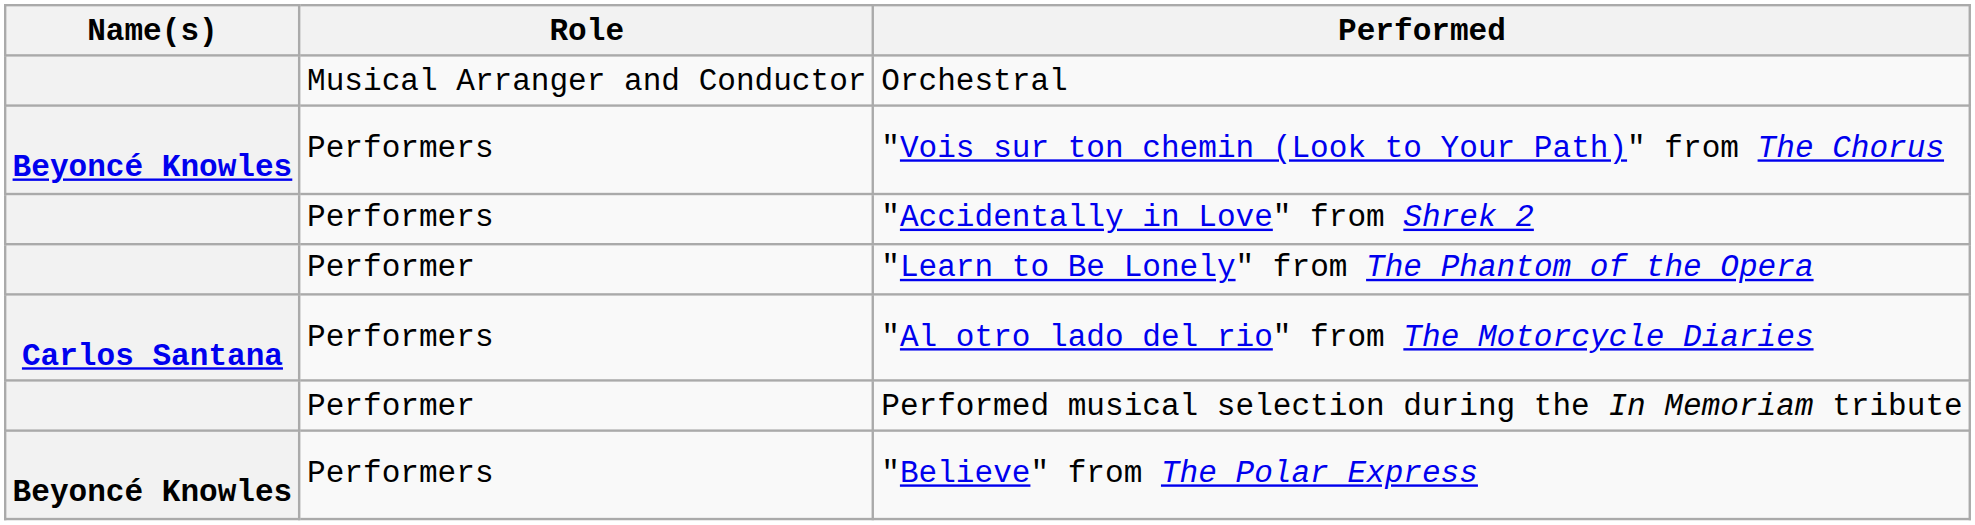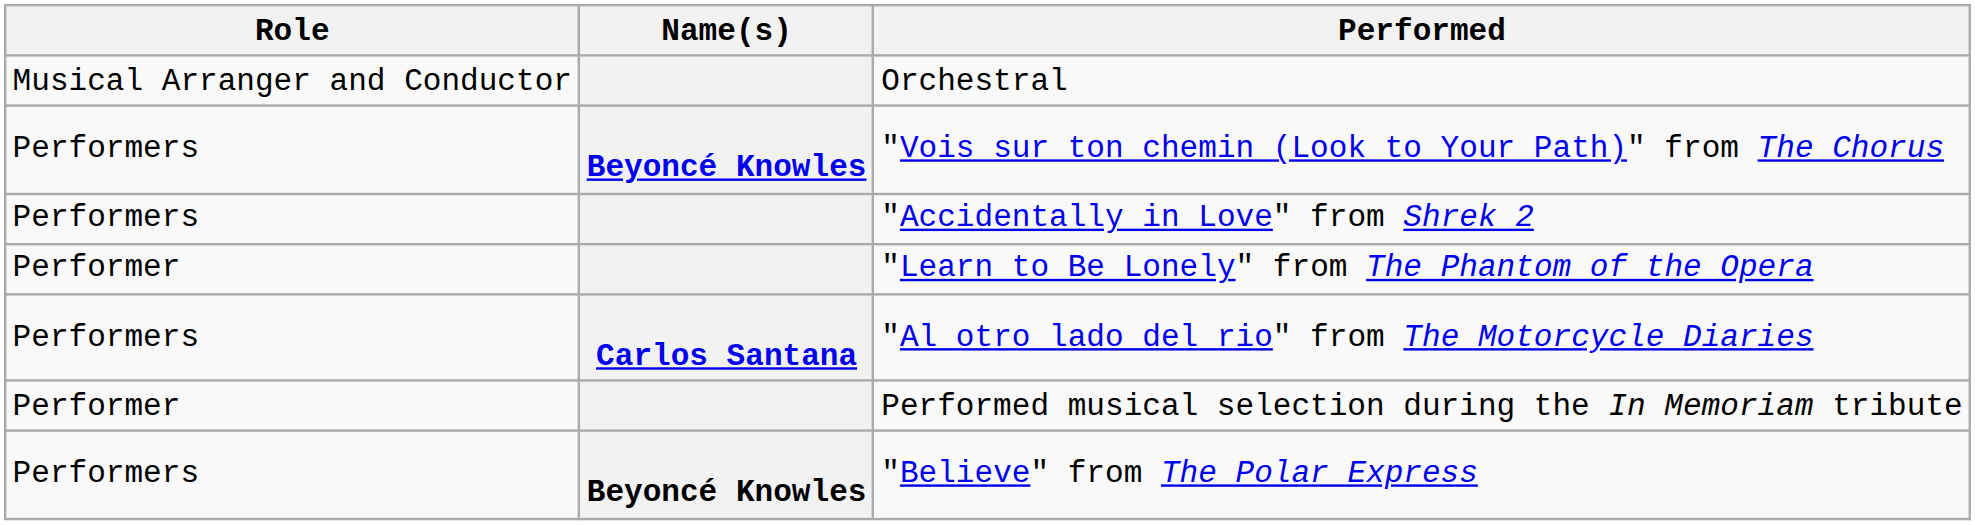columns swapped: (152, 31) <-> (587, 31)
